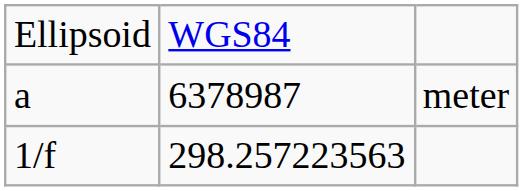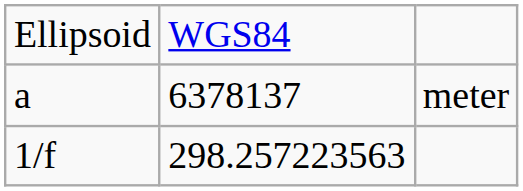(235, 94) 6378987 -> (235, 94) 6378137
